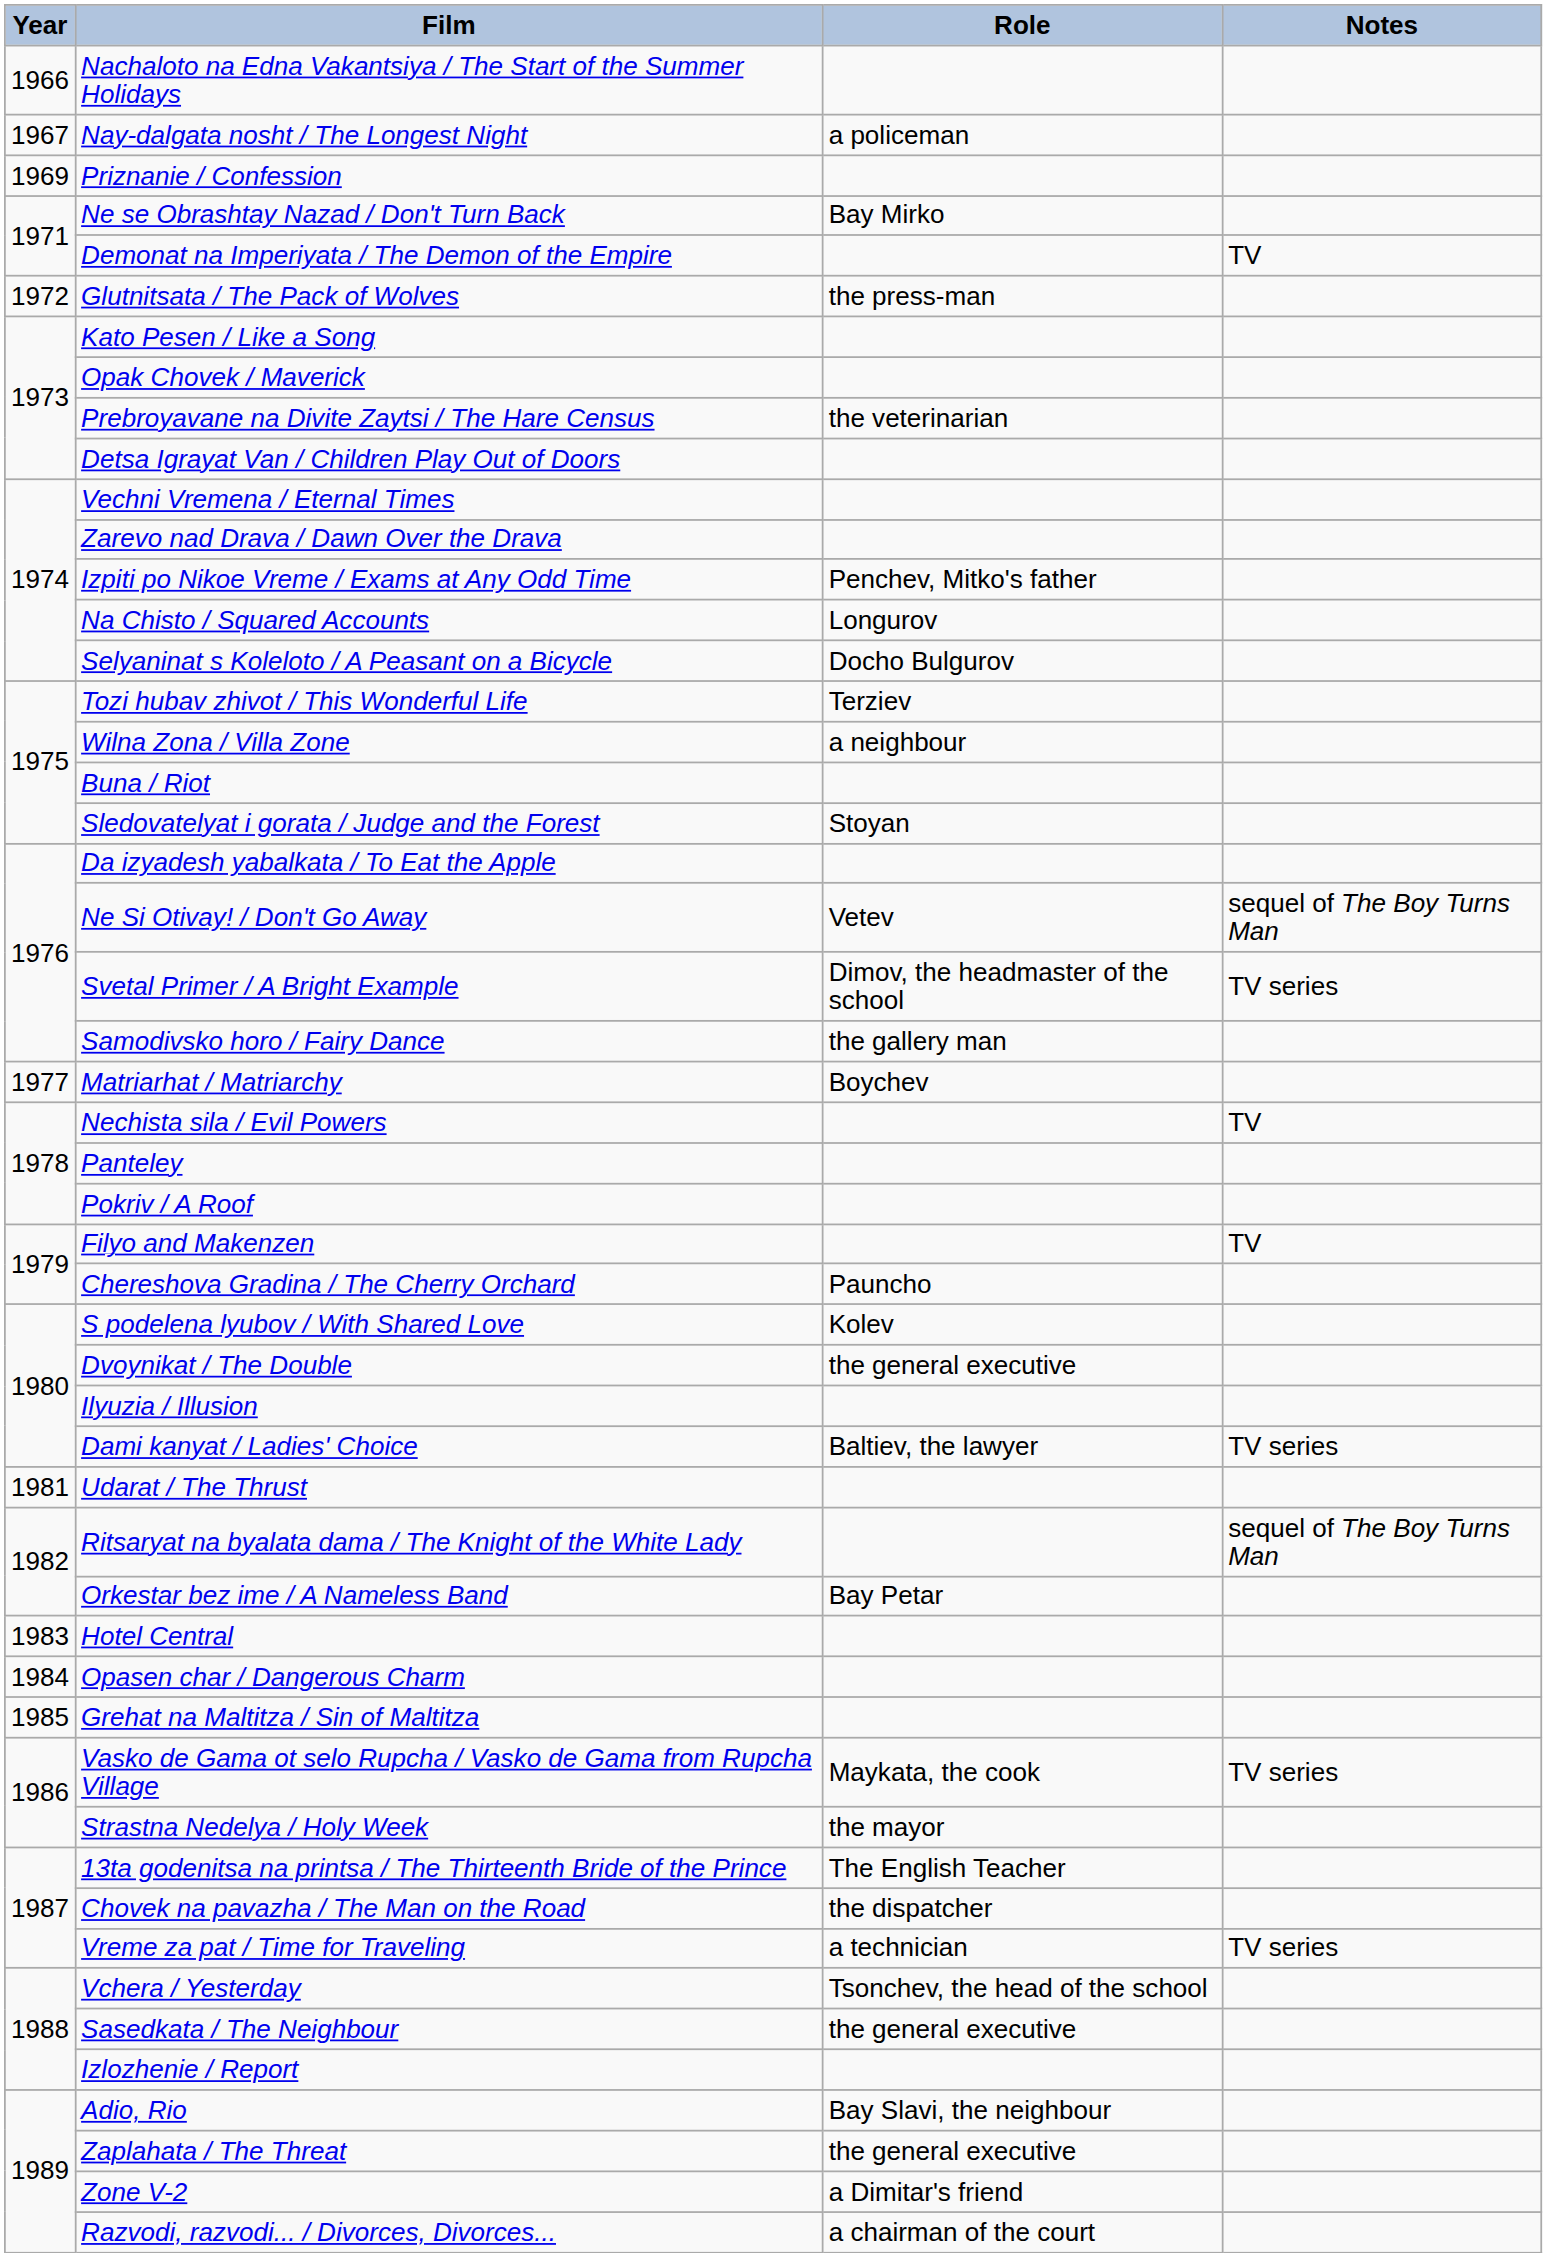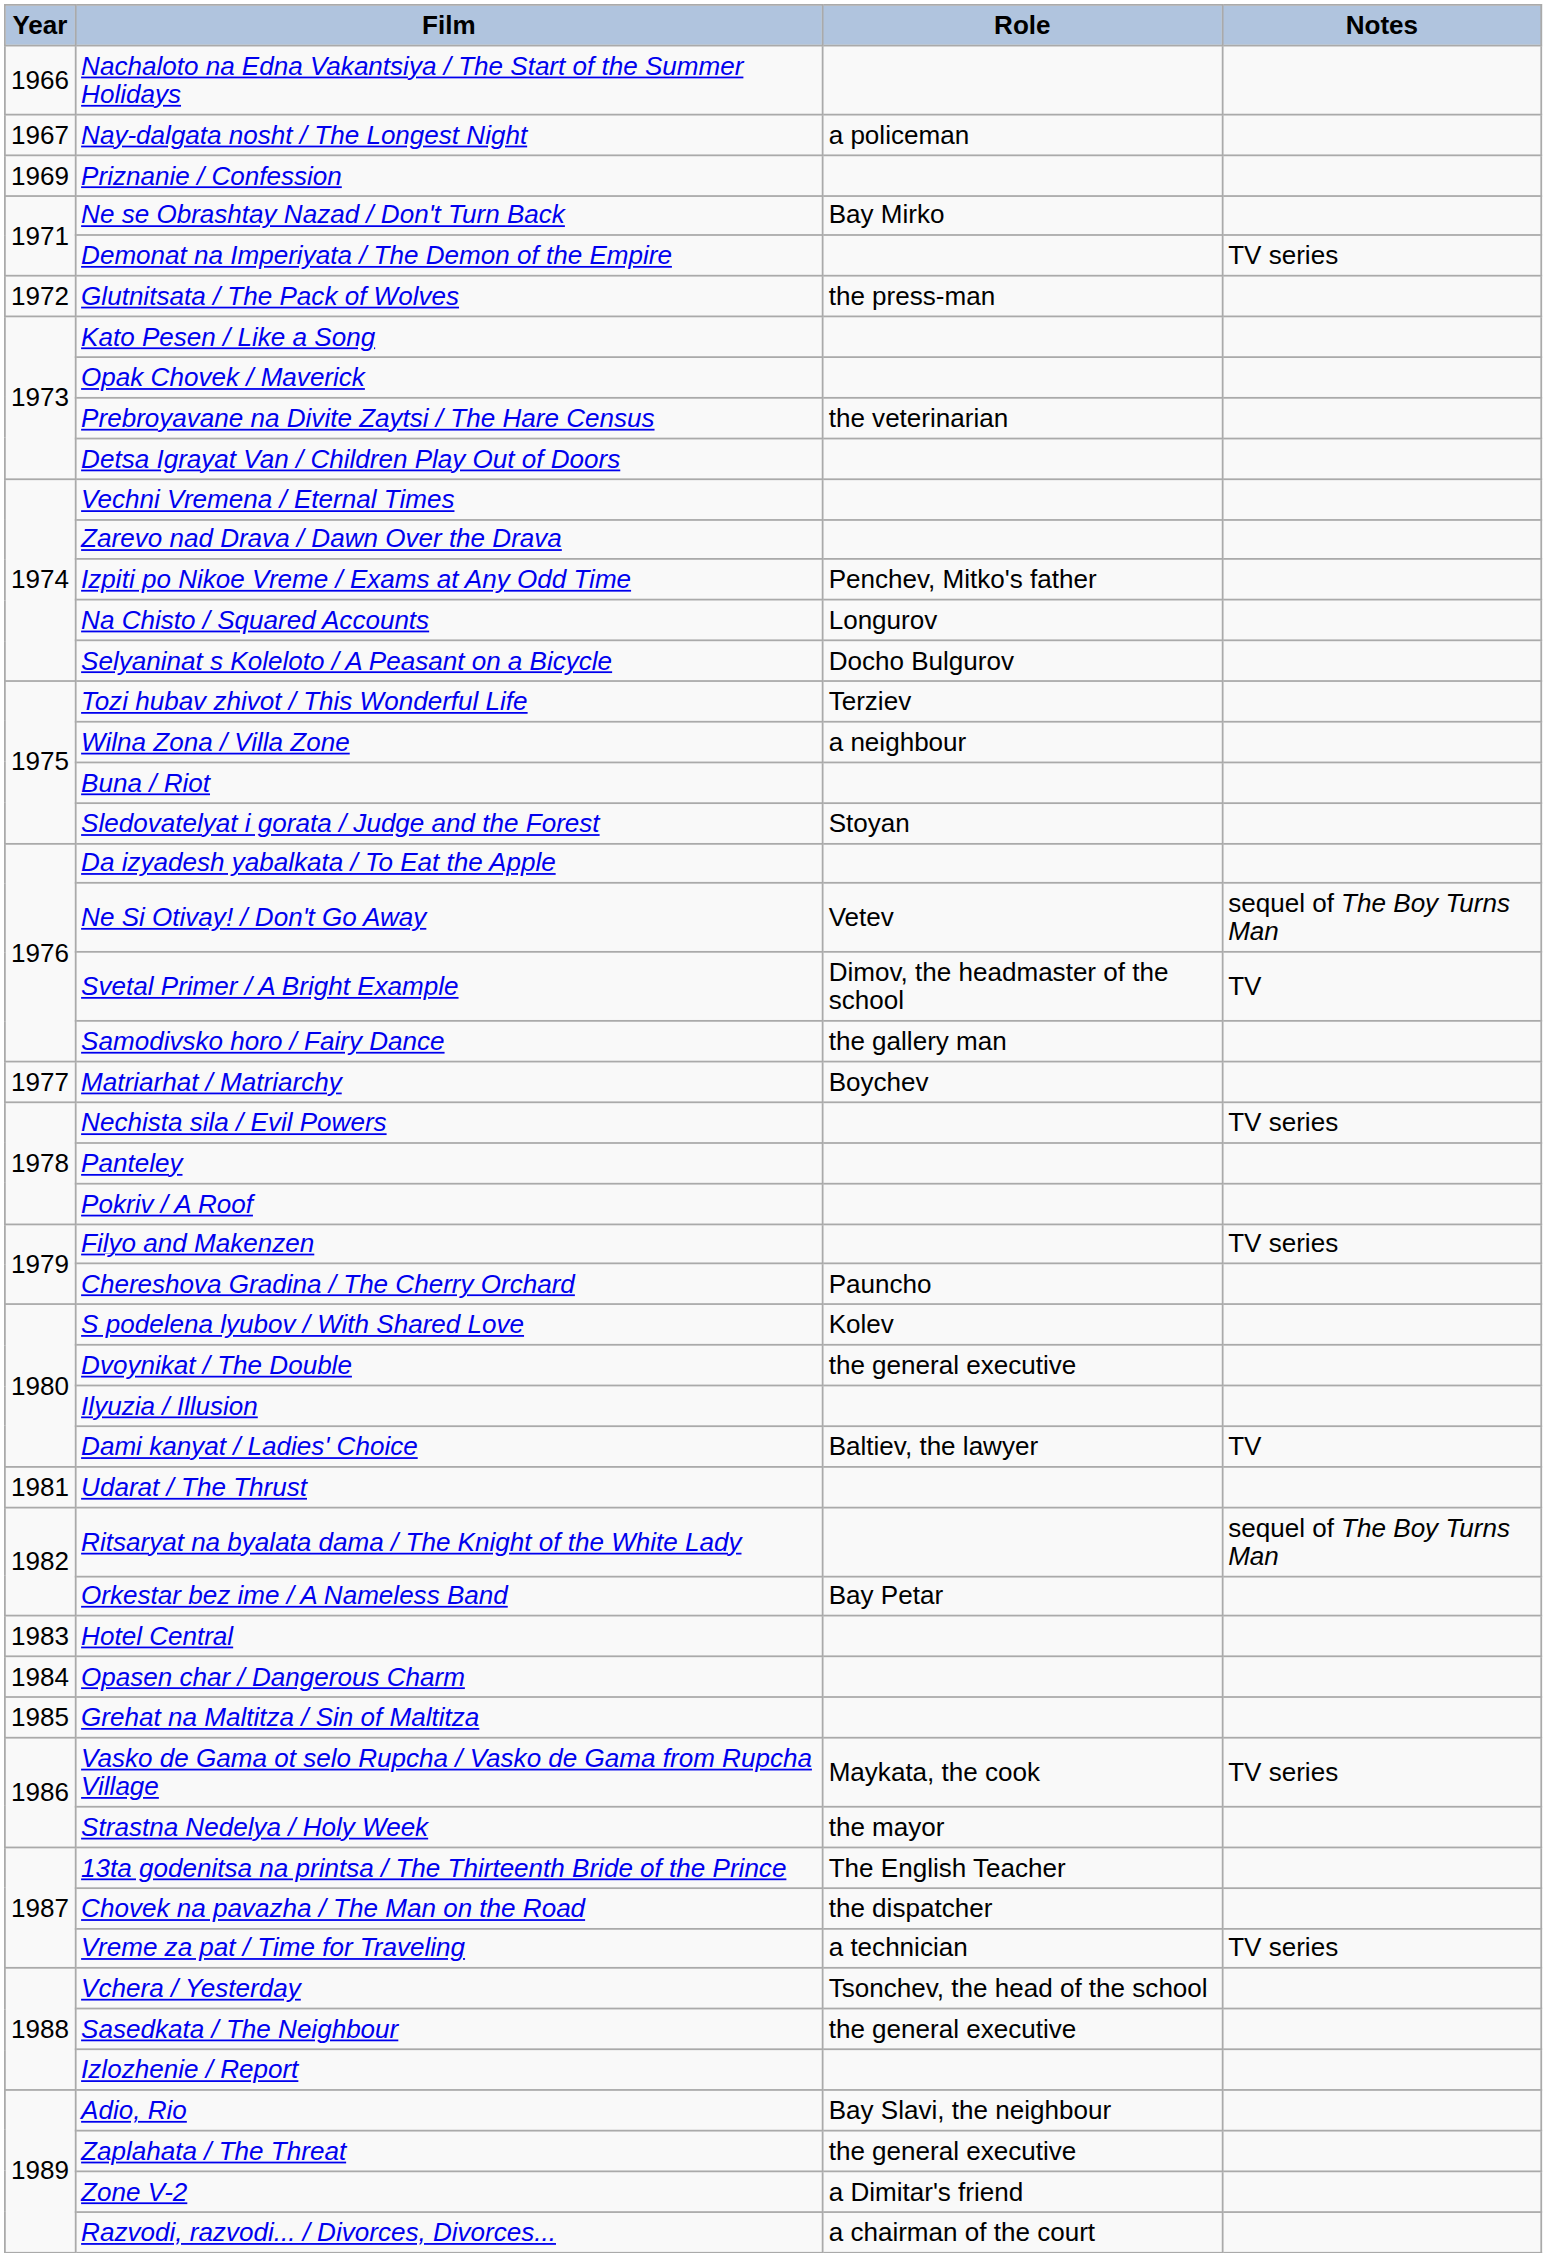(1245, 256) TV -> (1283, 256) TV series
(1283, 986) TV series -> (1245, 986) TV
(1245, 1122) TV -> (1283, 1122) TV series
(1245, 1243) TV -> (1283, 1243) TV series
(1283, 1446) TV series -> (1245, 1446) TV
